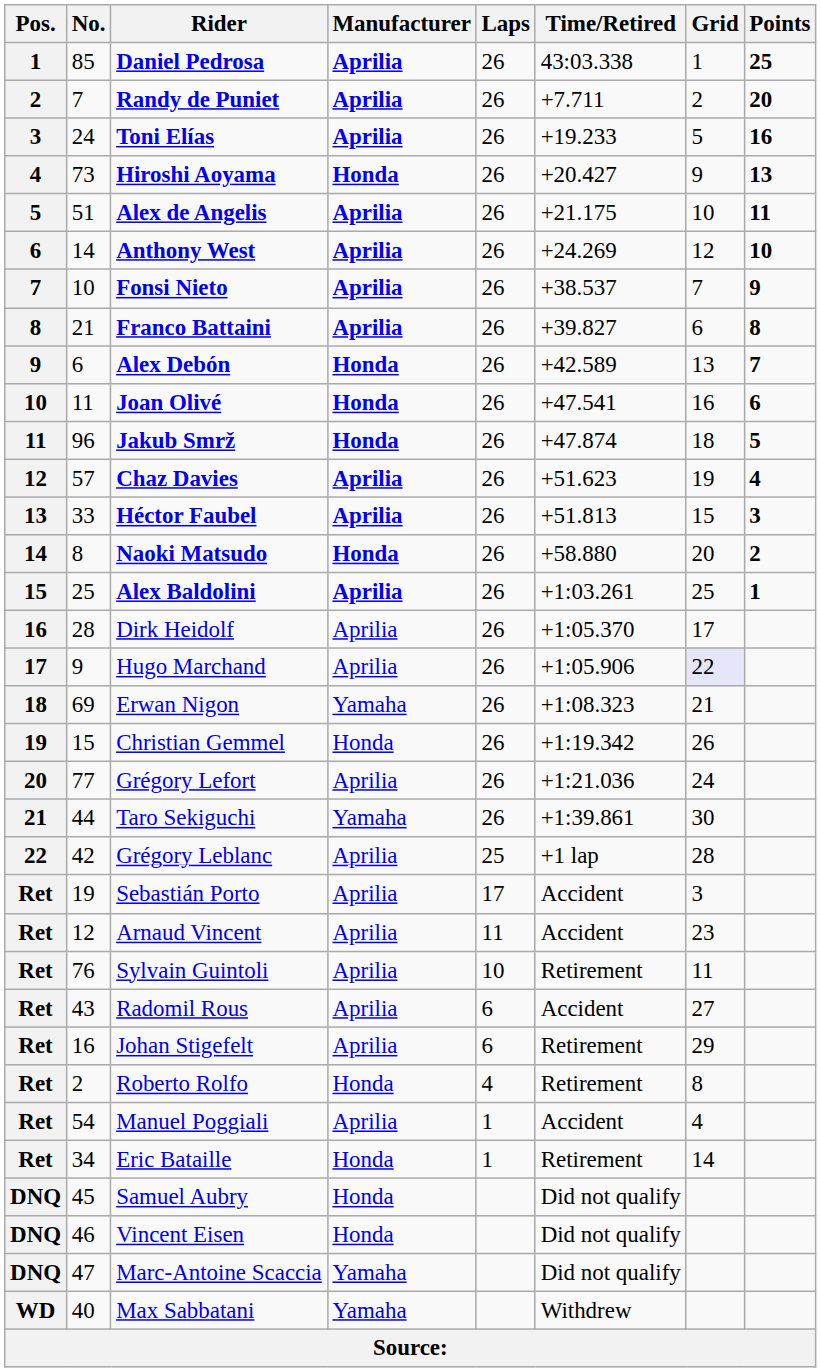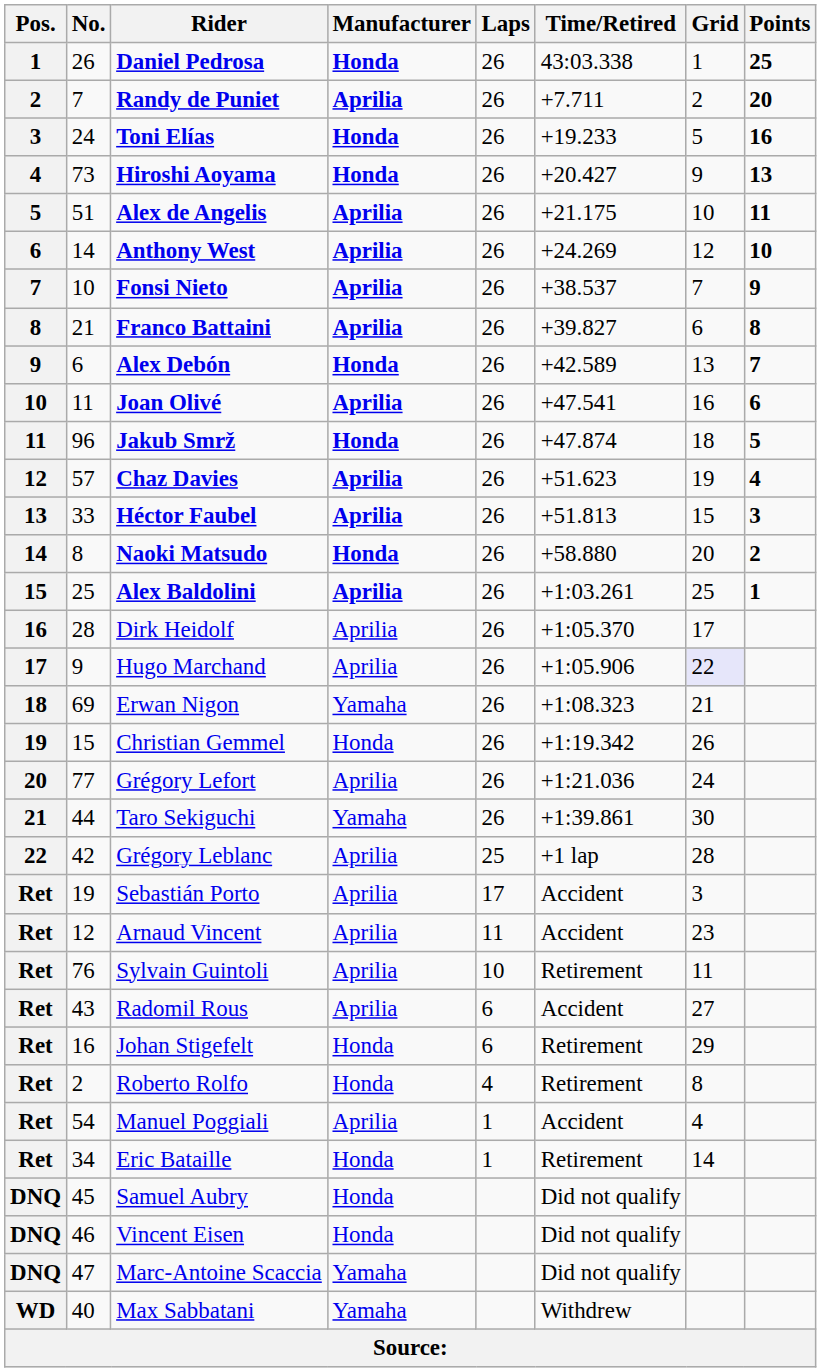(83, 61) 85 -> (83, 61) 26
(368, 61) Aprilia -> (366, 61) Honda
(368, 137) Aprilia -> (366, 137) Honda
(366, 402) Honda -> (368, 402) Aprilia
(365, 1045) Aprilia -> (363, 1045) Honda
